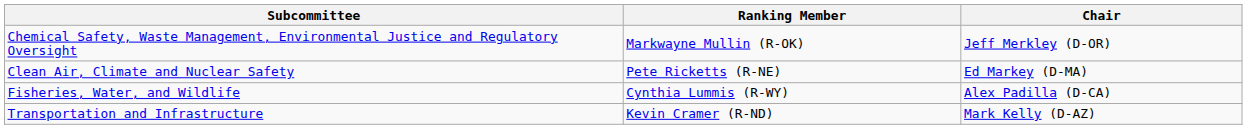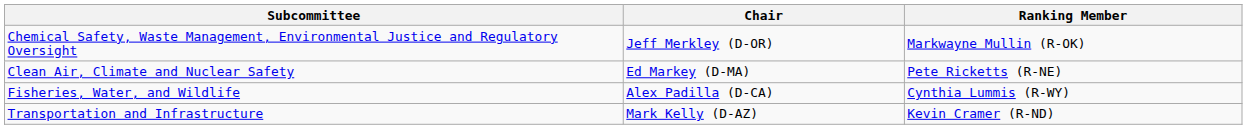columns swapped: (1102, 15) <-> (792, 15)
